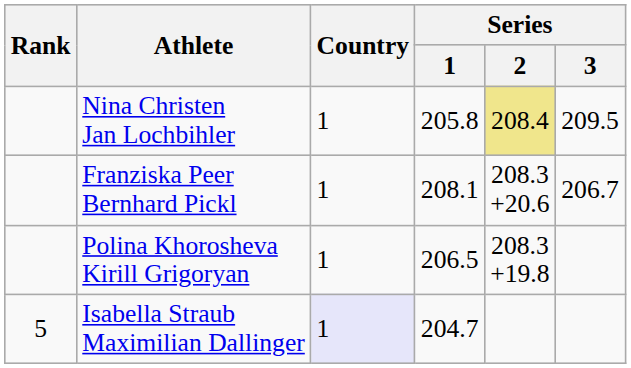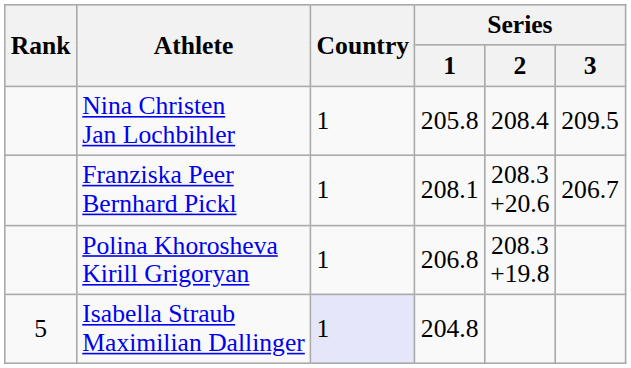(520, 120) khaki background -> (520, 120) no background
(450, 259) 206.5 -> (450, 259) 206.8
(450, 328) 204.7 -> (450, 328) 204.8
